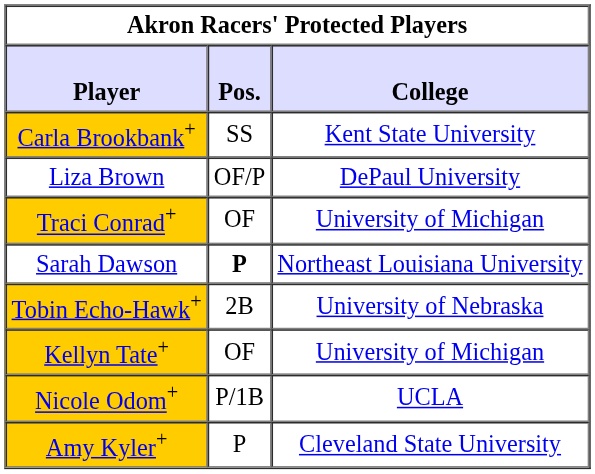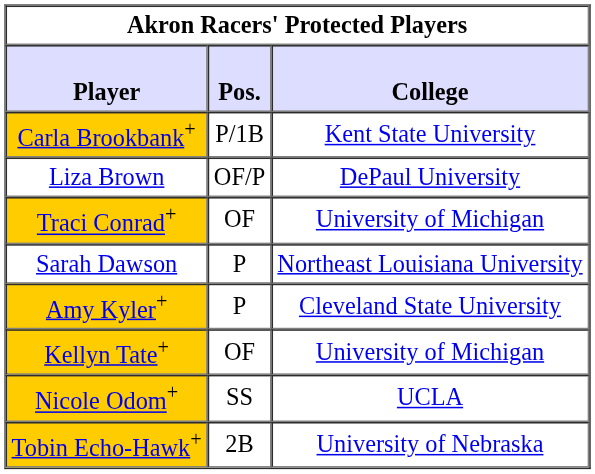(240, 134) SS -> (240, 134) P/1B
(240, 263) bold -> (240, 263) normal
rows swapped: (107, 444) <-> (107, 305)
(240, 398) P/1B -> (240, 398) SS
